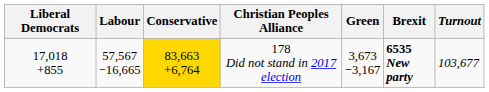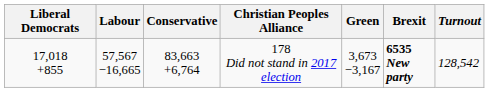(182, 63) gold background -> (182, 63) no background
(458, 63) 103,677 -> (458, 63) 128,542
